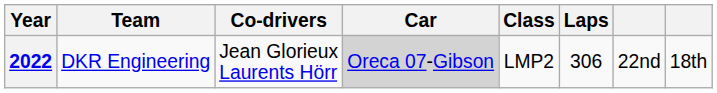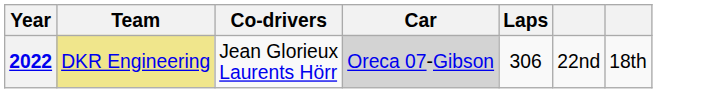- column: (529, 20)
(136, 62) no background -> (136, 62) khaki background
